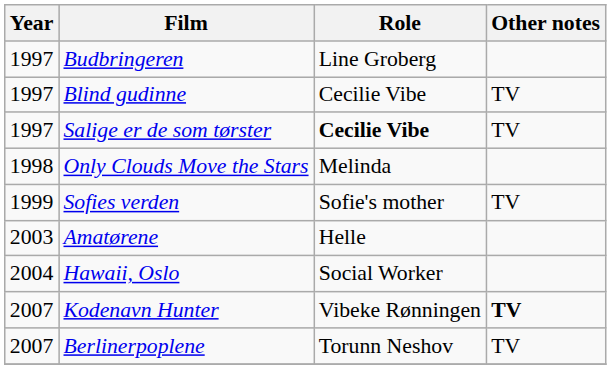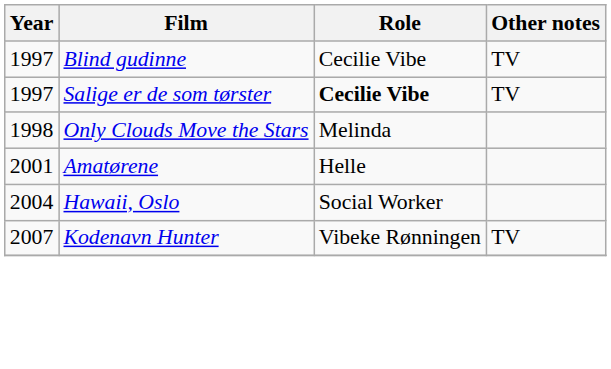- row: (123, 58)
- row: (121, 202)
(32, 237) 2003 -> (32, 166) 2001
(506, 309) bold -> (506, 237) normal
- row: (134, 345)
